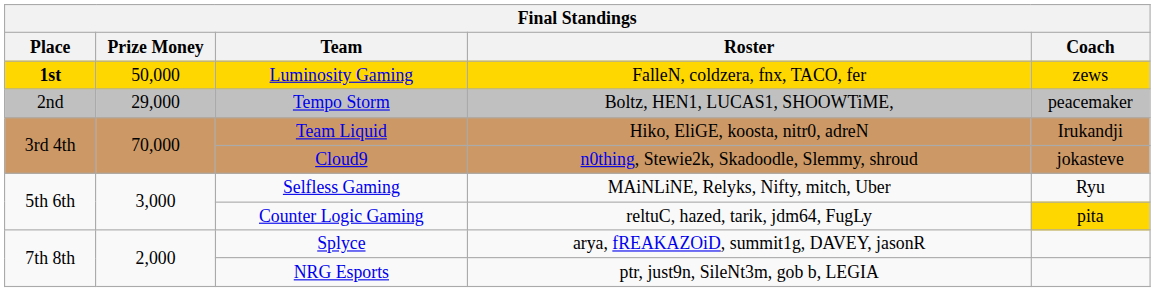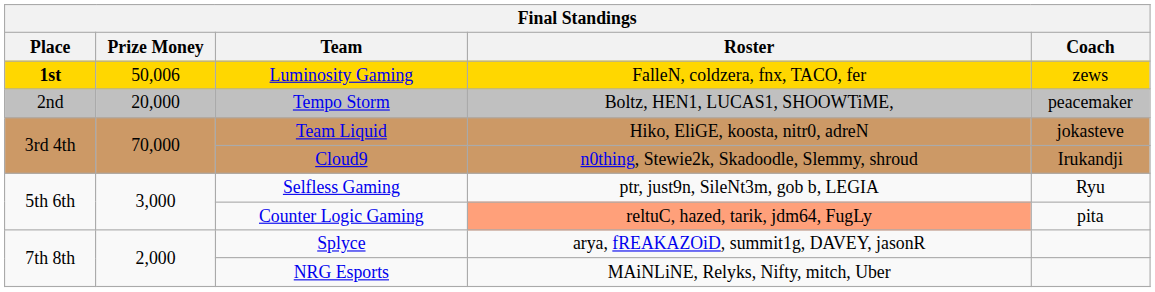(156, 74) 50,000 -> (156, 74) 50,006
(156, 103) 29,000 -> (156, 103) 20,000
(1090, 131) Irukandji -> (1090, 131) jokasteve
(1090, 159) jokasteve -> (1090, 159) Irukandji
(749, 187) MAiNLiNE, Relyks, Nifty, mitch, Uber -> (749, 187) ptr, just9n, SileNt3m, gob b, LEGIA
(749, 215) no background -> (749, 215) lightsalmon background
(1090, 215) gold background -> (1090, 215) no background
(749, 272) ptr, just9n, SileNt3m, gob b, LEGIA -> (749, 272) MAiNLiNE, Relyks, Nifty, mitch, Uber
